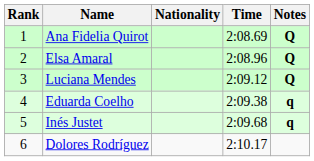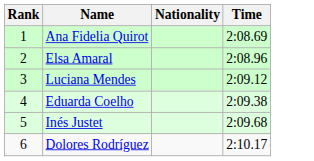- column: (290, 15)
